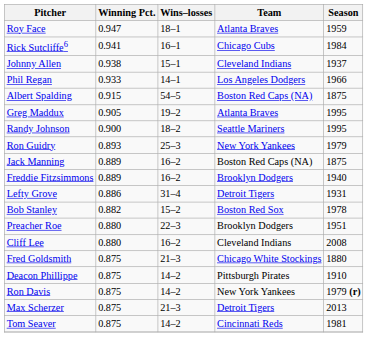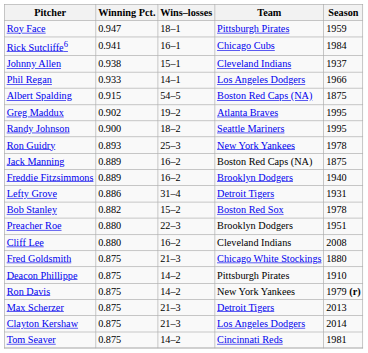(248, 28) Atlanta Braves -> (253, 28) Pittsburgh Pirates
(110, 112) 0.905 -> (110, 112) 0.902
(336, 145) 1979 -> (336, 145) 1978
+ row: (42, 323)
